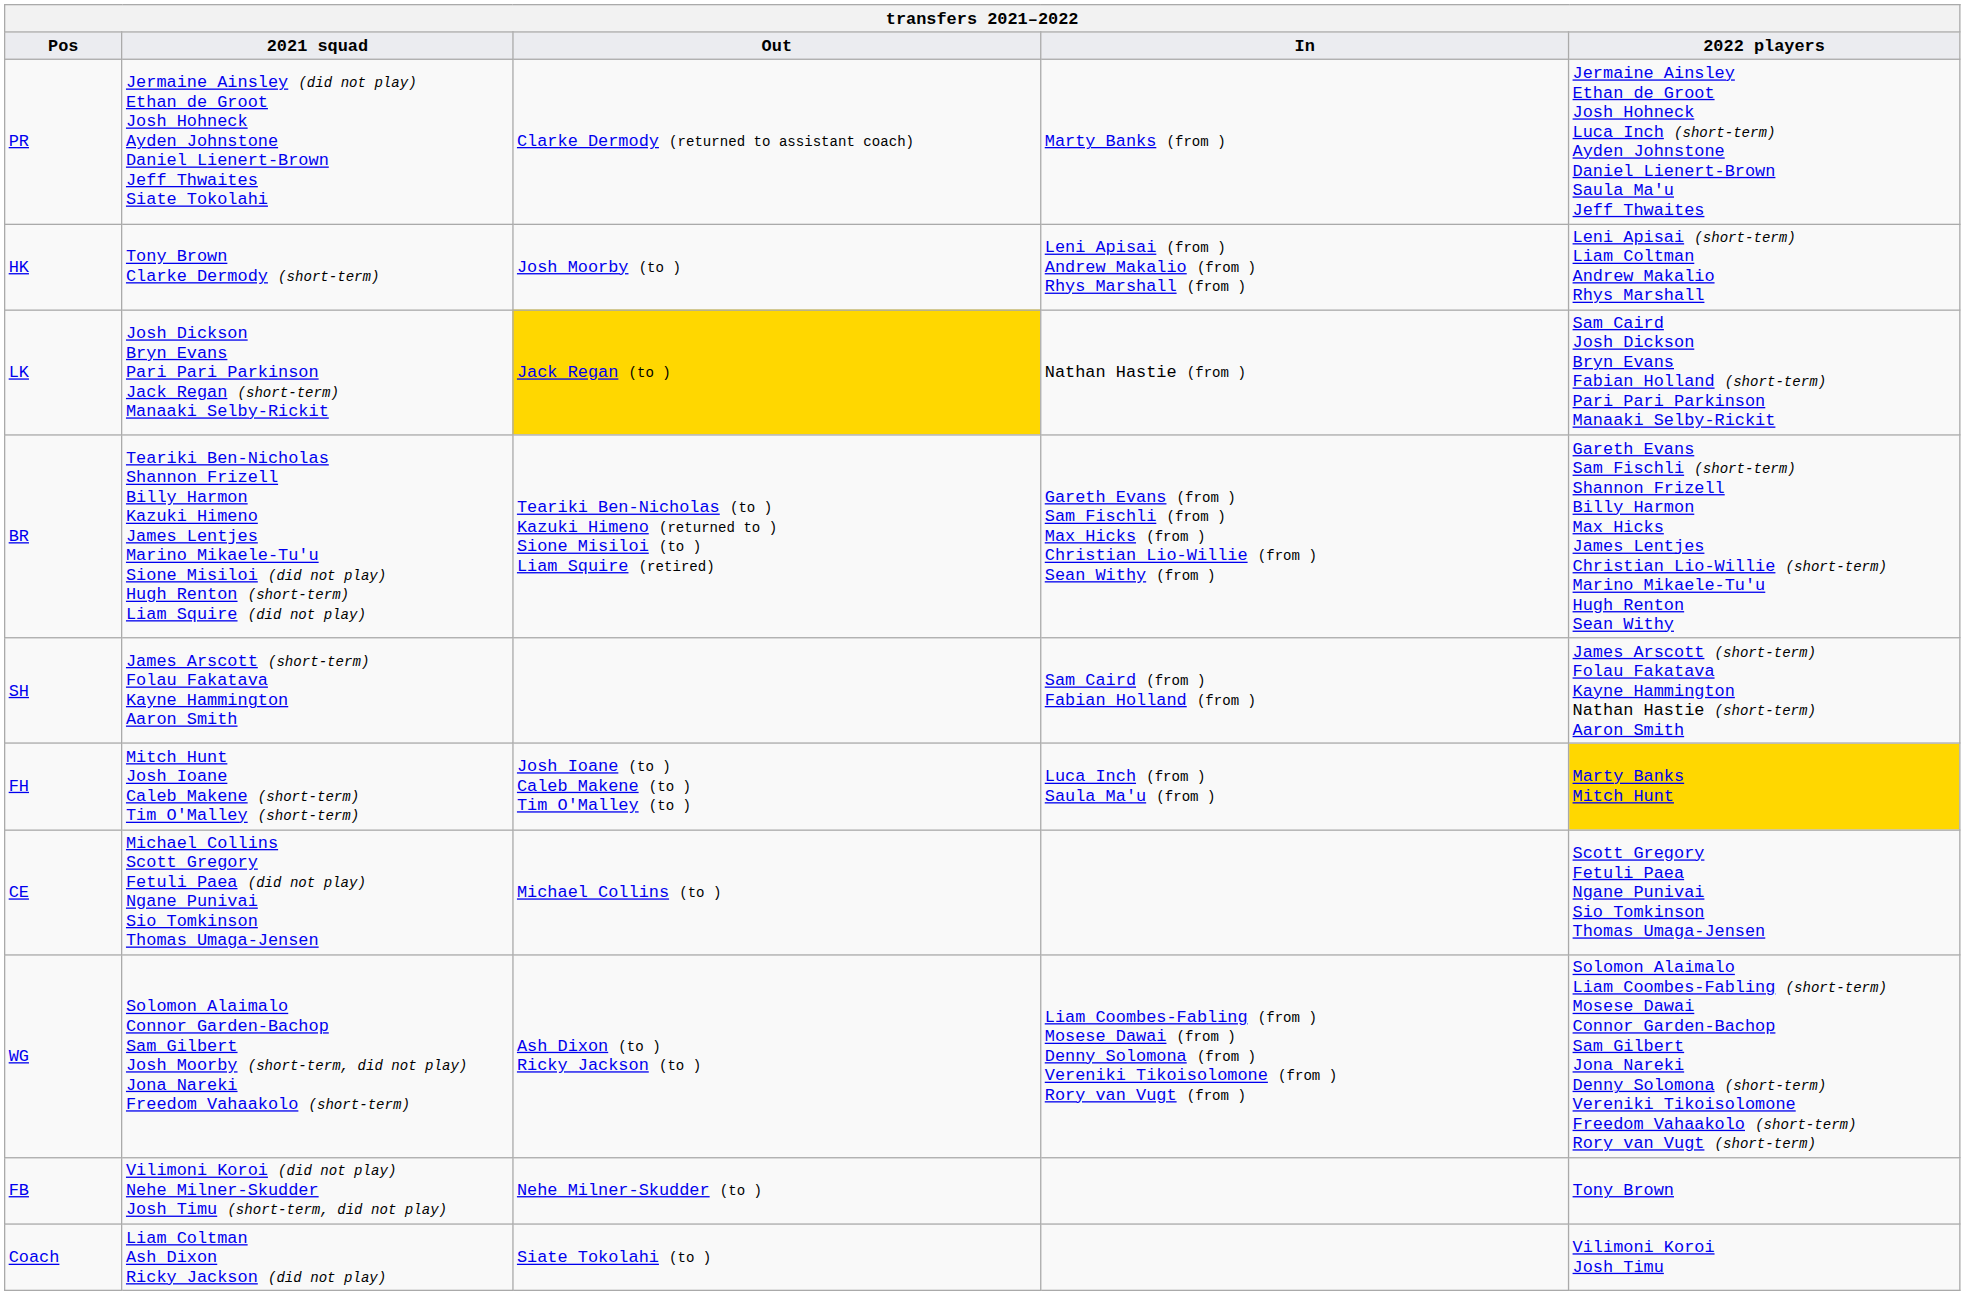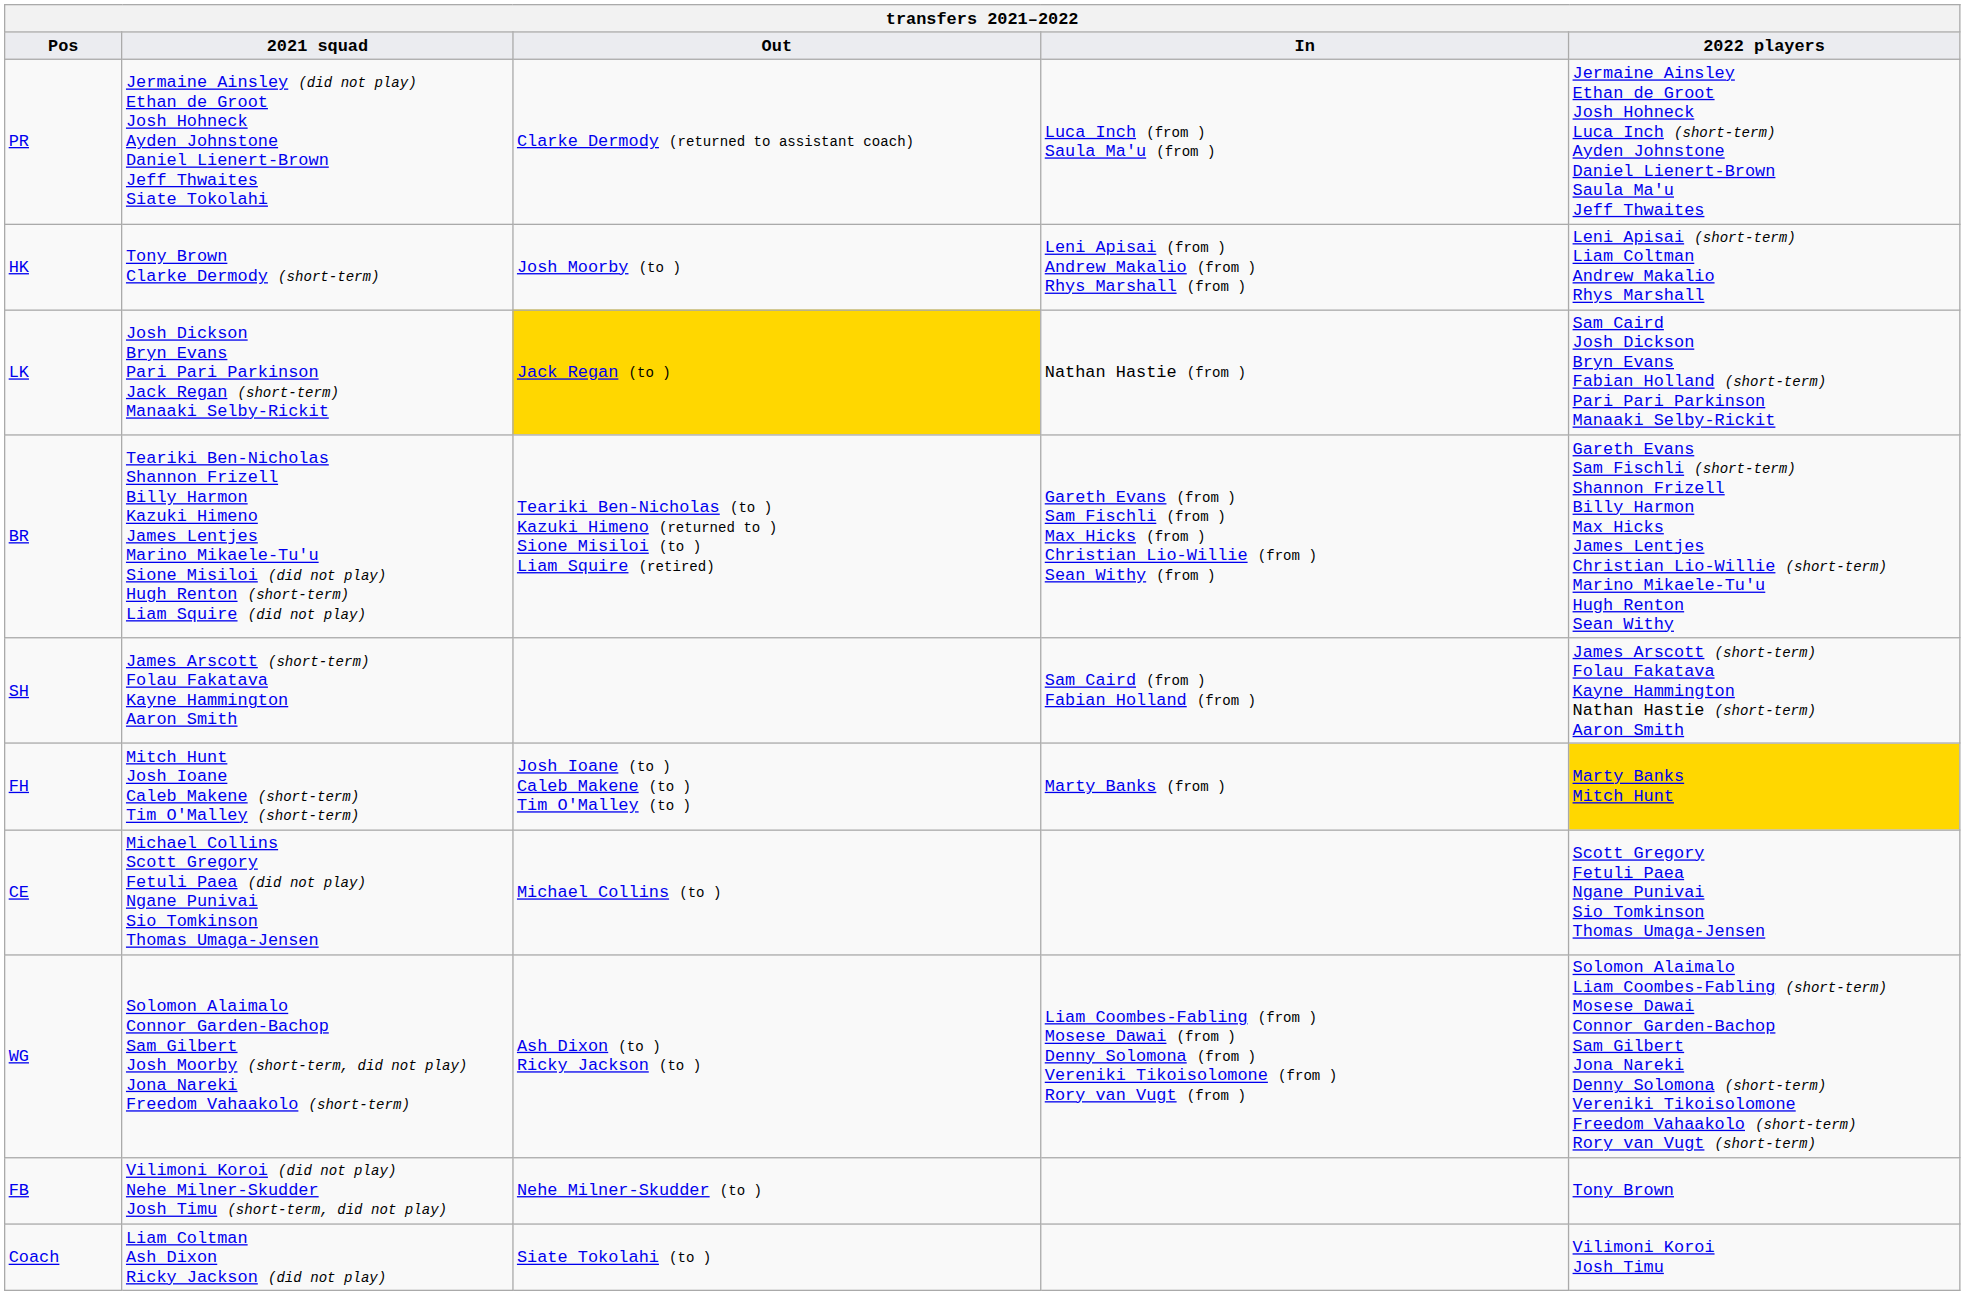(1135, 142) Marty Banks (from ) -> (1130, 142) Luca Inch (from ) Saula Ma'u (from )
(1130, 786) Luca Inch (from ) Saula Ma'u (from ) -> (1135, 786) Marty Banks (from )
